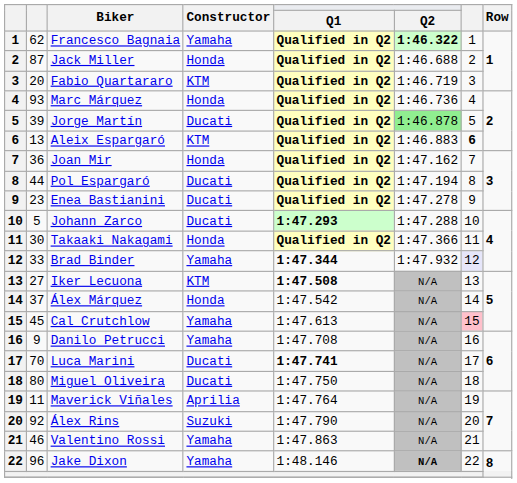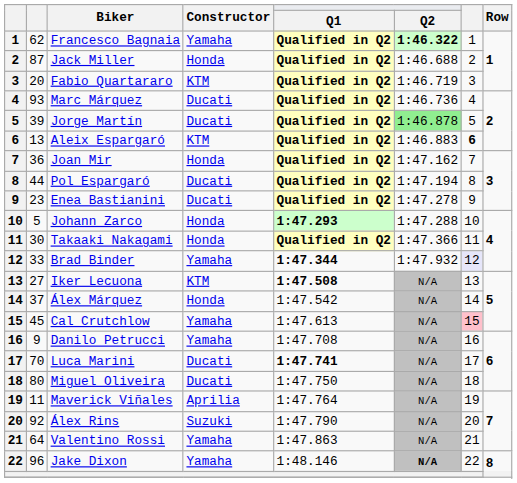(206, 101) Honda -> (209, 101) Ducati
(209, 221) Ducati -> (206, 221) Honda
(37, 441) 46 -> (37, 441) 64
